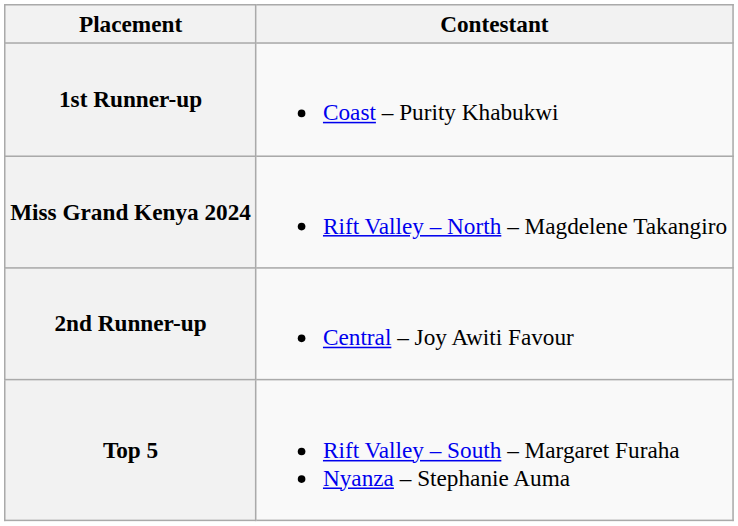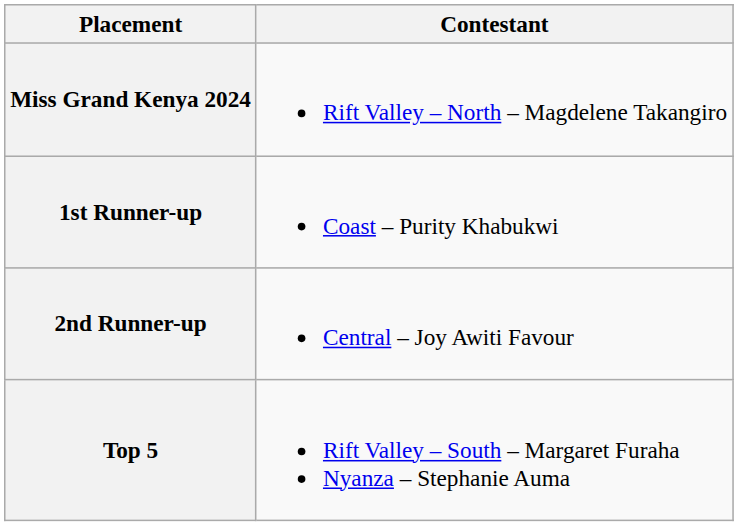rows swapped: (131, 211) <-> (131, 99)
